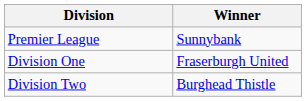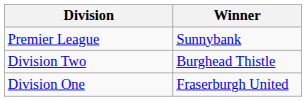rows swapped: (46, 61) <-> (47, 84)
